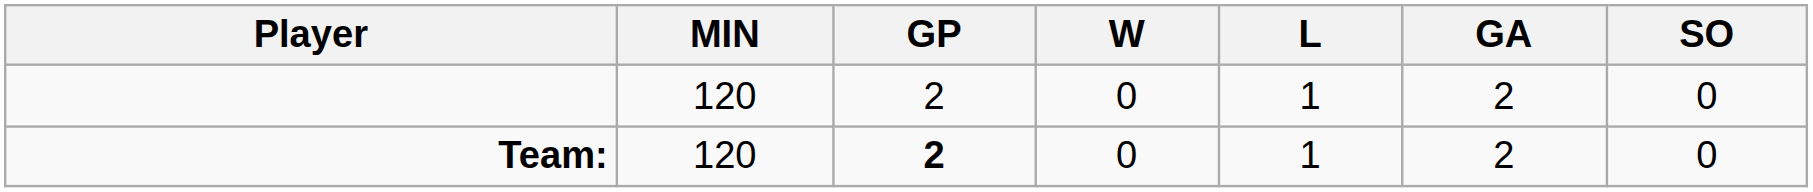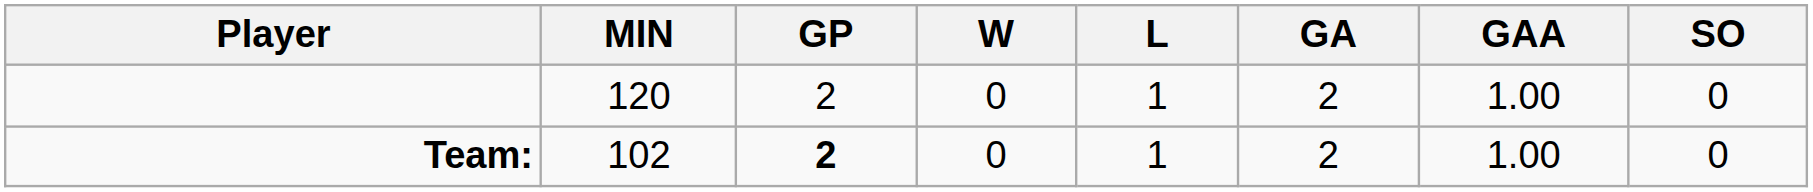+ column: (1524, 34)
(725, 155) 120 -> (639, 155) 102
